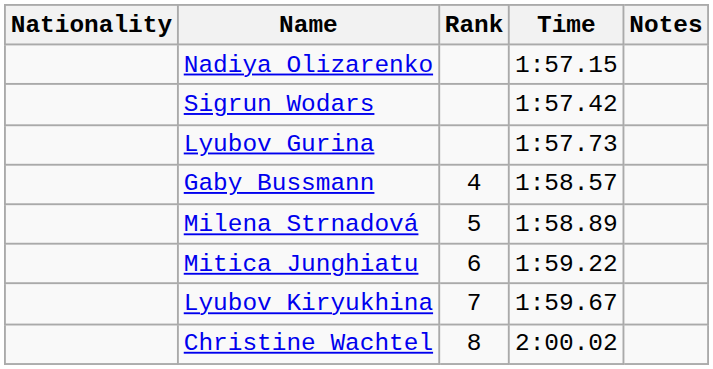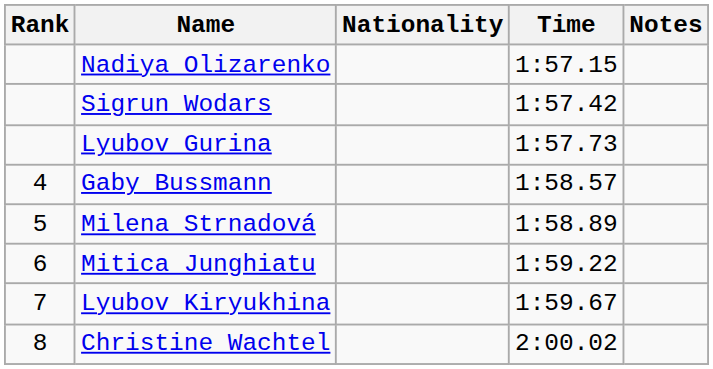columns swapped: (474, 25) <-> (91, 25)
